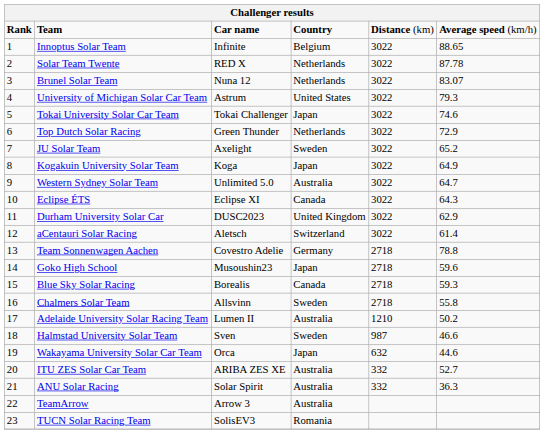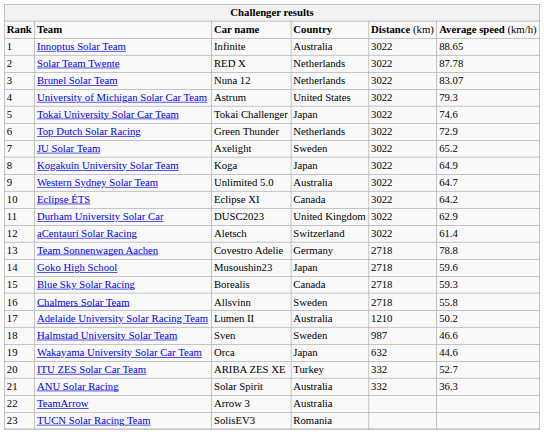(312, 47) Belgium -> (313, 47) Australia
(449, 200) 64.3 -> (449, 200) 64.2
(313, 370) Australia -> (309, 370) Turkey
